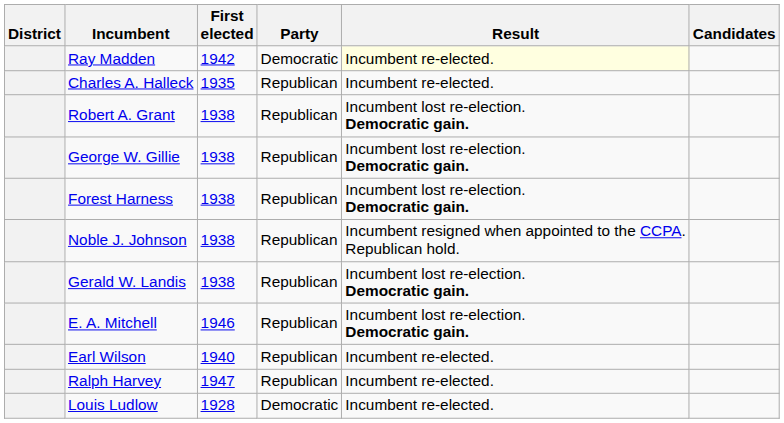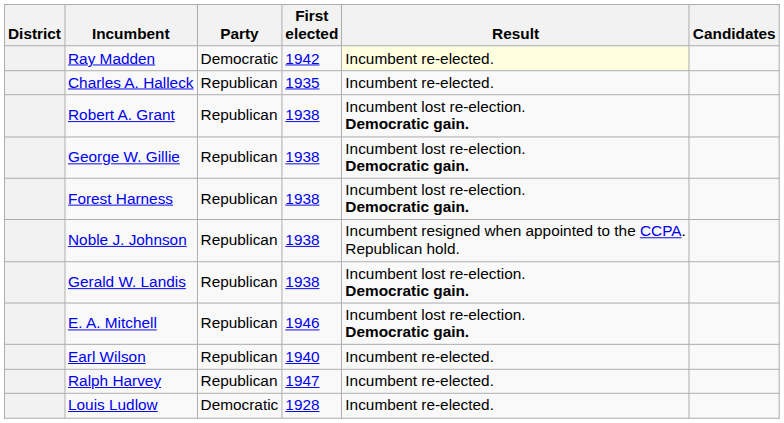columns swapped: (299, 33) <-> (227, 25)
